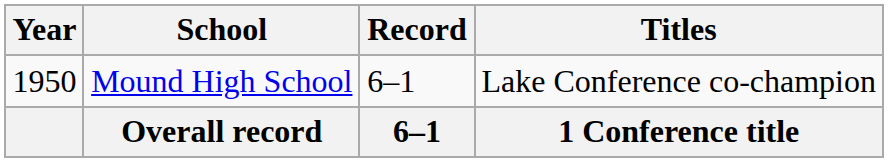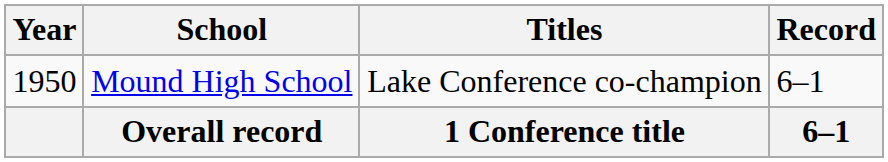columns swapped: (417, 29) <-> (679, 29)
